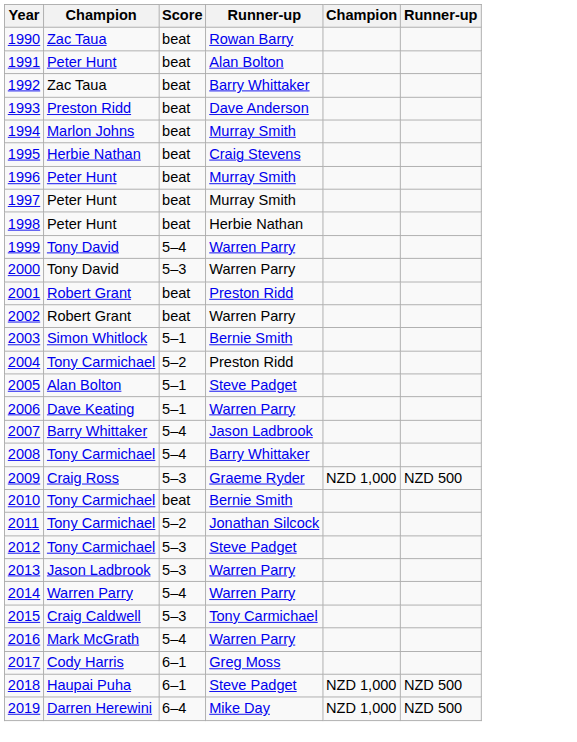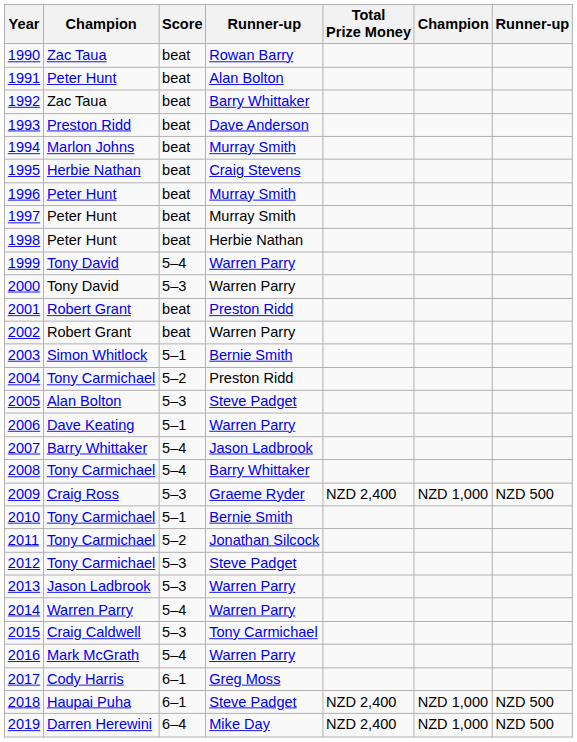+ column: (369, 24)
(174, 385) 5–1 -> (174, 401) 5–3
(176, 500) beat -> (174, 517) 5–1
